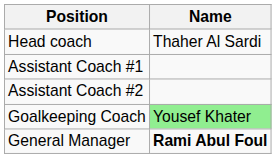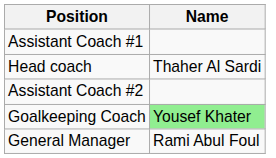rows swapped: (50, 41) <-> (76, 66)
(210, 141) bold -> (206, 141) normal
